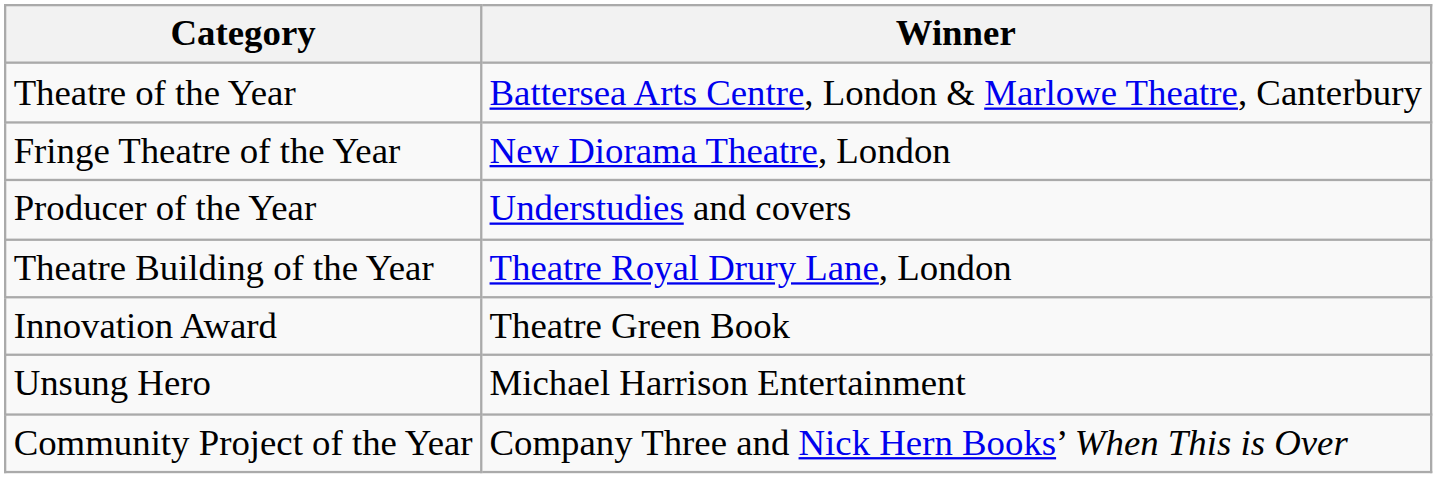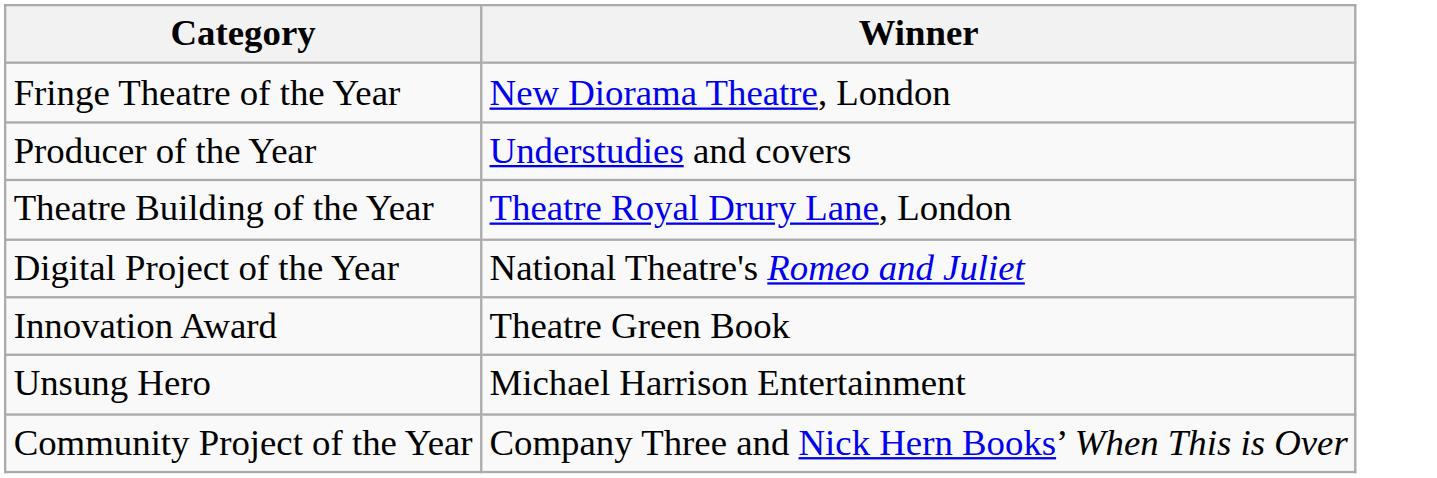- row: (155, 92)
+ row: (206, 267)
